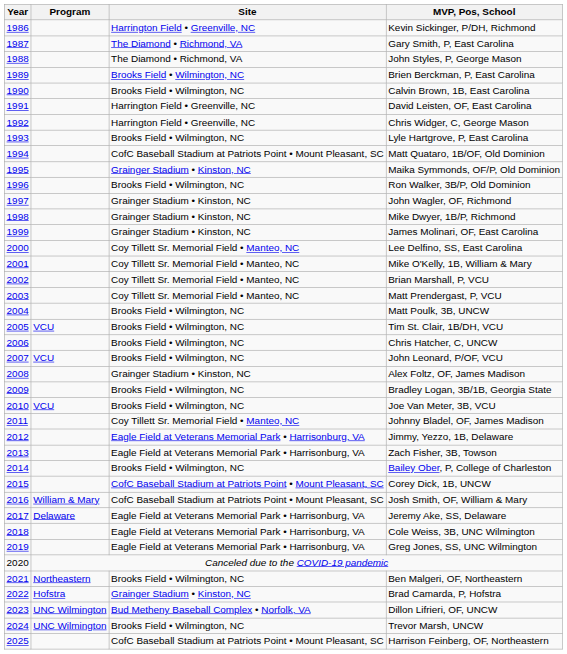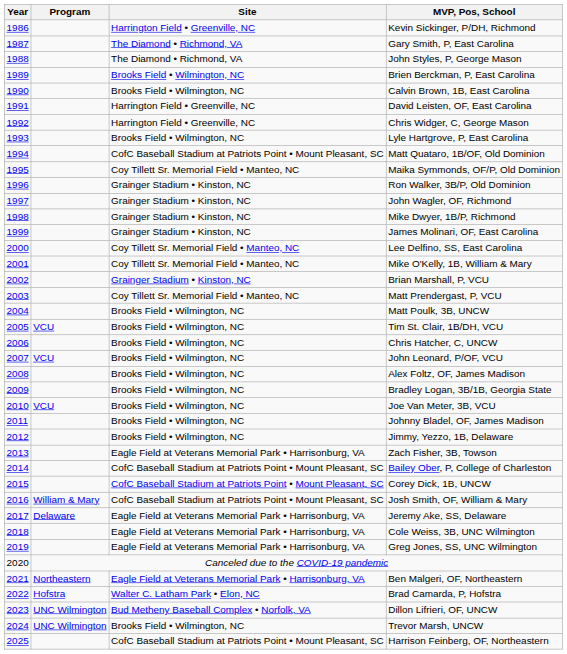(181, 169) Grainger Stadium • Kinston, NC -> (205, 169) Coy Tillett Sr. Memorial Field • Manteo, NC
(178, 185) Brooks Field • Wilmington, NC -> (181, 185) Grainger Stadium • Kinston, NC
(205, 279) Coy Tillett Sr. Memorial Field • Manteo, NC -> (181, 279) Grainger Stadium • Kinston, NC
(181, 374) Grainger Stadium • Kinston, NC -> (178, 374) Brooks Field • Wilmington, NC
(205, 421) Coy Tillett Sr. Memorial Field • Manteo, NC -> (178, 421) Brooks Field • Wilmington, NC
(238, 437) Eagle Field at Veterans Memorial Park • Harrisonburg, VA -> (178, 437) Brooks Field • Wilmington, NC
(178, 468) Brooks Field • Wilmington, NC -> (247, 468) CofC Baseball Stadium at Patriots Point • Mount Pleasant, SC
(178, 578) Brooks Field • Wilmington, NC -> (238, 578) Eagle Field at Veterans Memorial Park • Harrisonburg, VA
(181, 594) Grainger Stadium • Kinston, NC -> (185, 594) Walter C. Latham Park • Elon, NC
